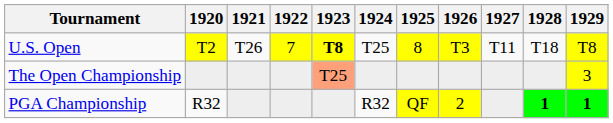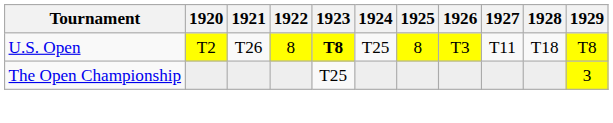(291, 47) 7 -> (291, 47) 8
(333, 75) lightsalmon background -> (333, 75) no background
- row: (77, 103)
